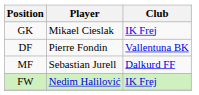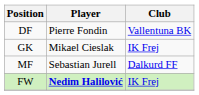rows swapped: (25, 30) <-> (25, 47)
(85, 81) normal -> (86, 81) bold
